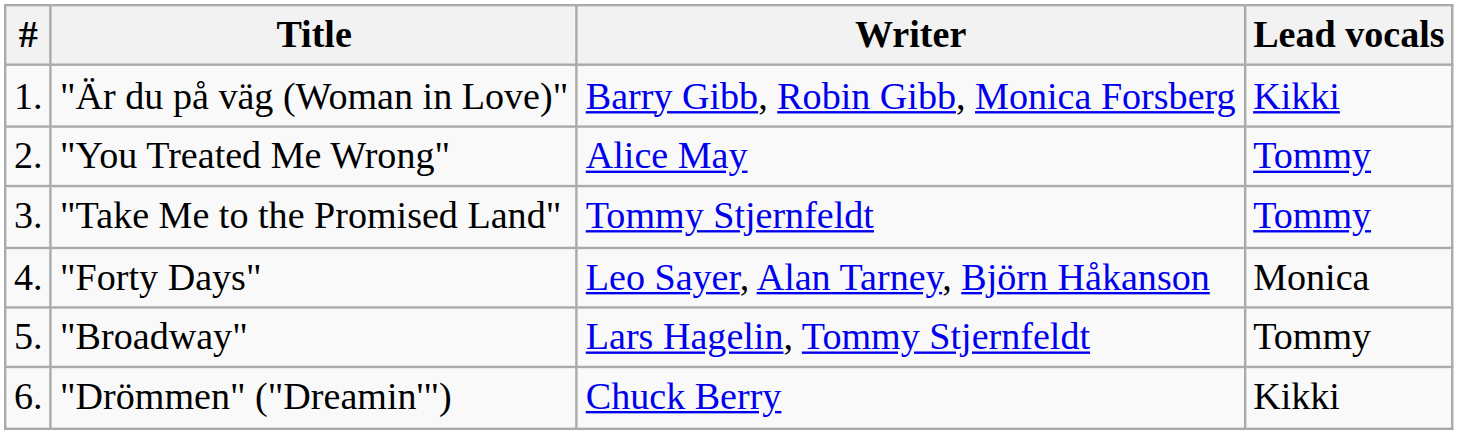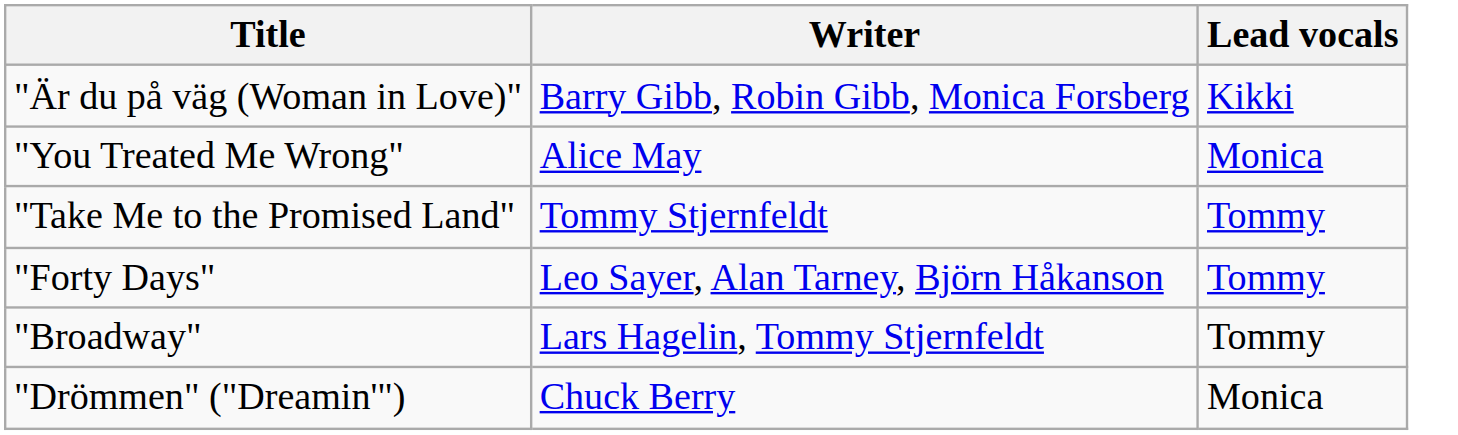- column: (28, 34)
(1312, 155) Tommy -> (1265, 155) Monica
(1311, 276) Monica -> (1266, 276) Tommy
(1297, 397) Kikki -> (1265, 397) Monica
